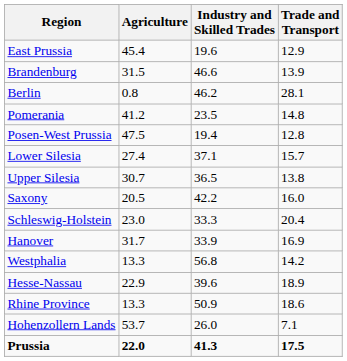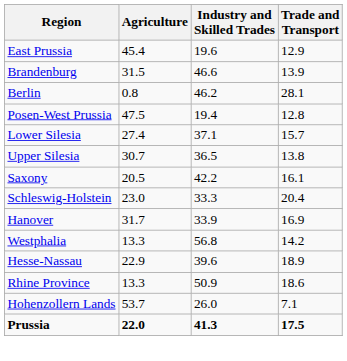- row: (36, 114)
(293, 198) 16.0 -> (293, 177) 16.1
